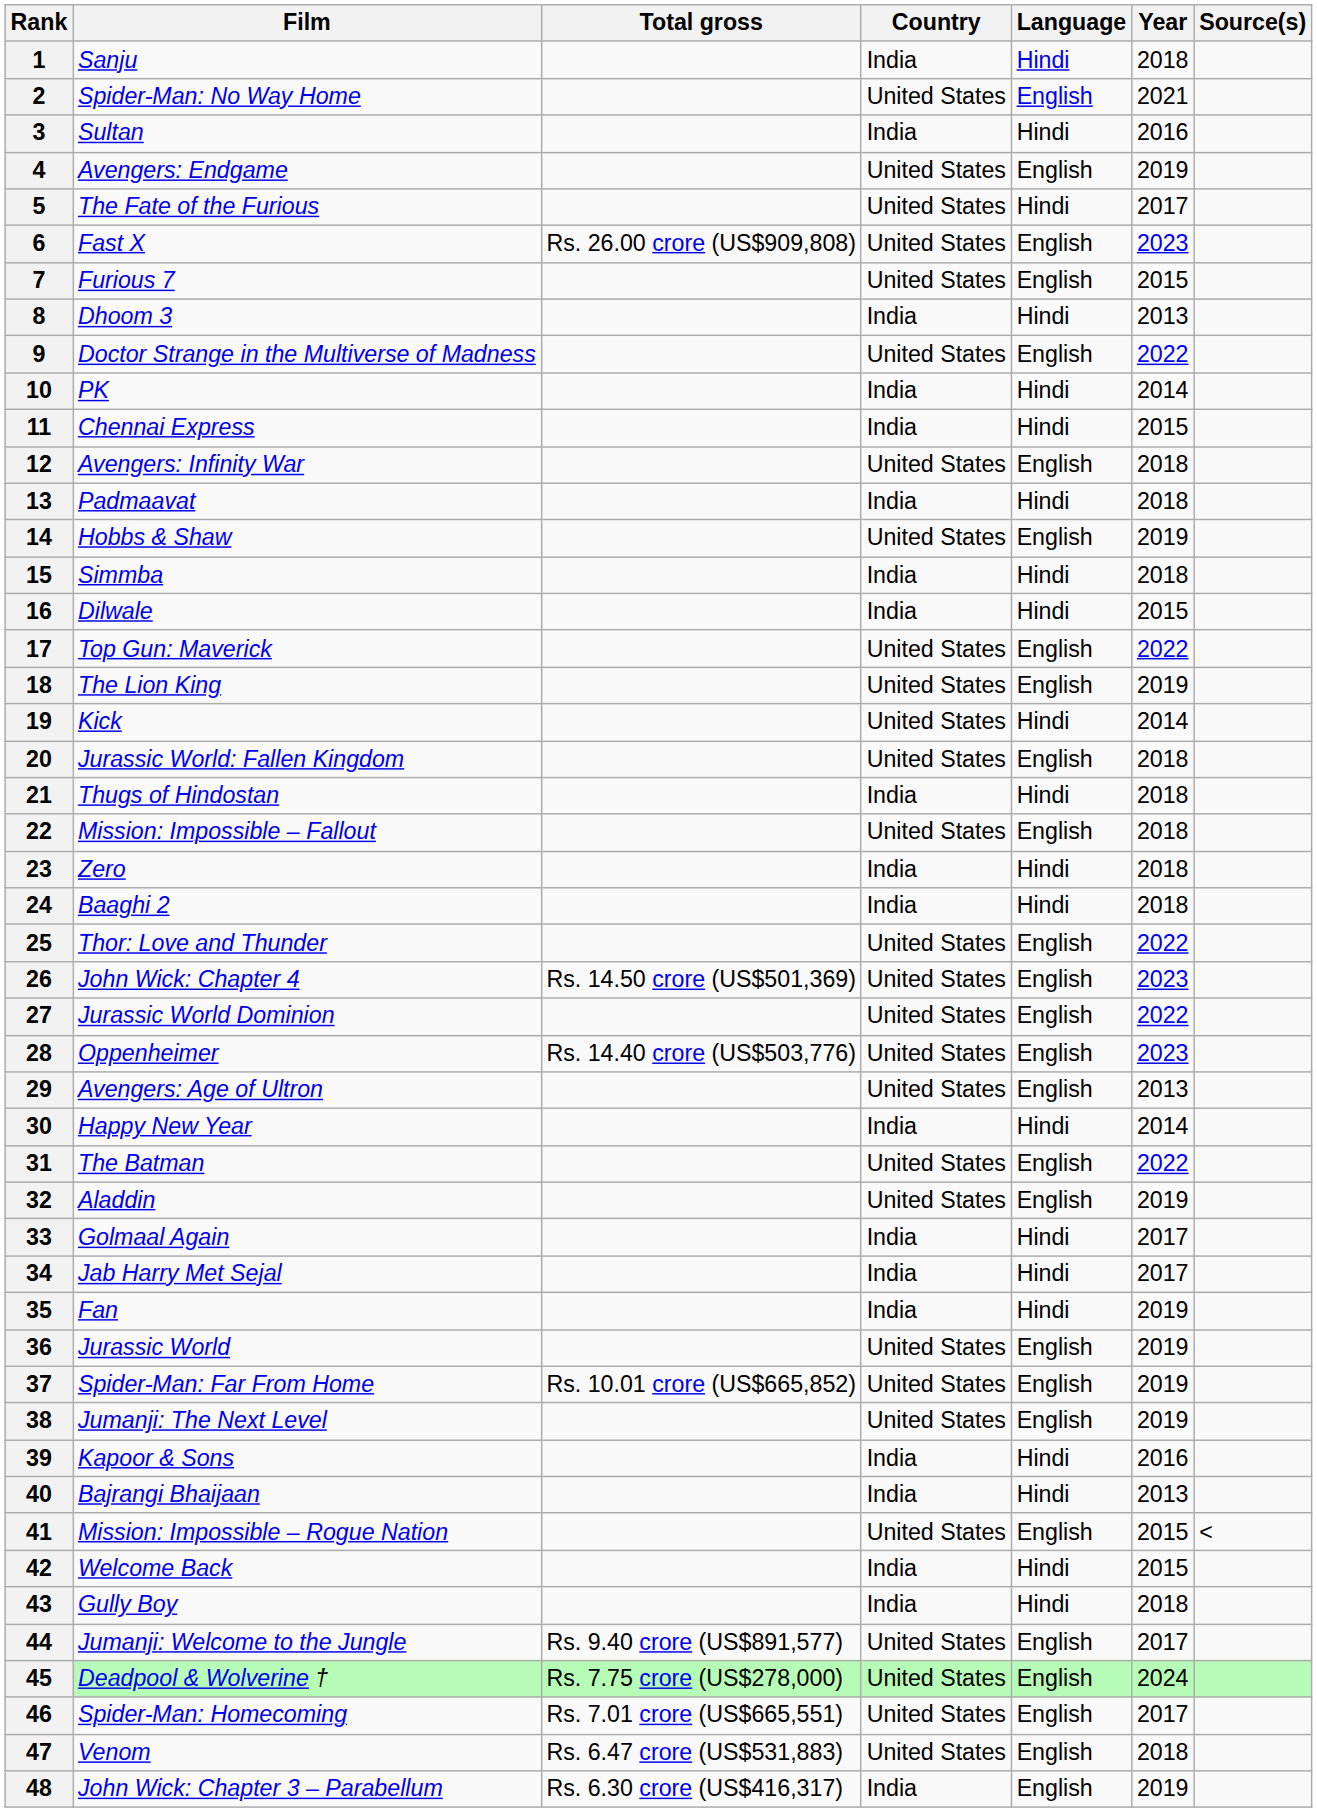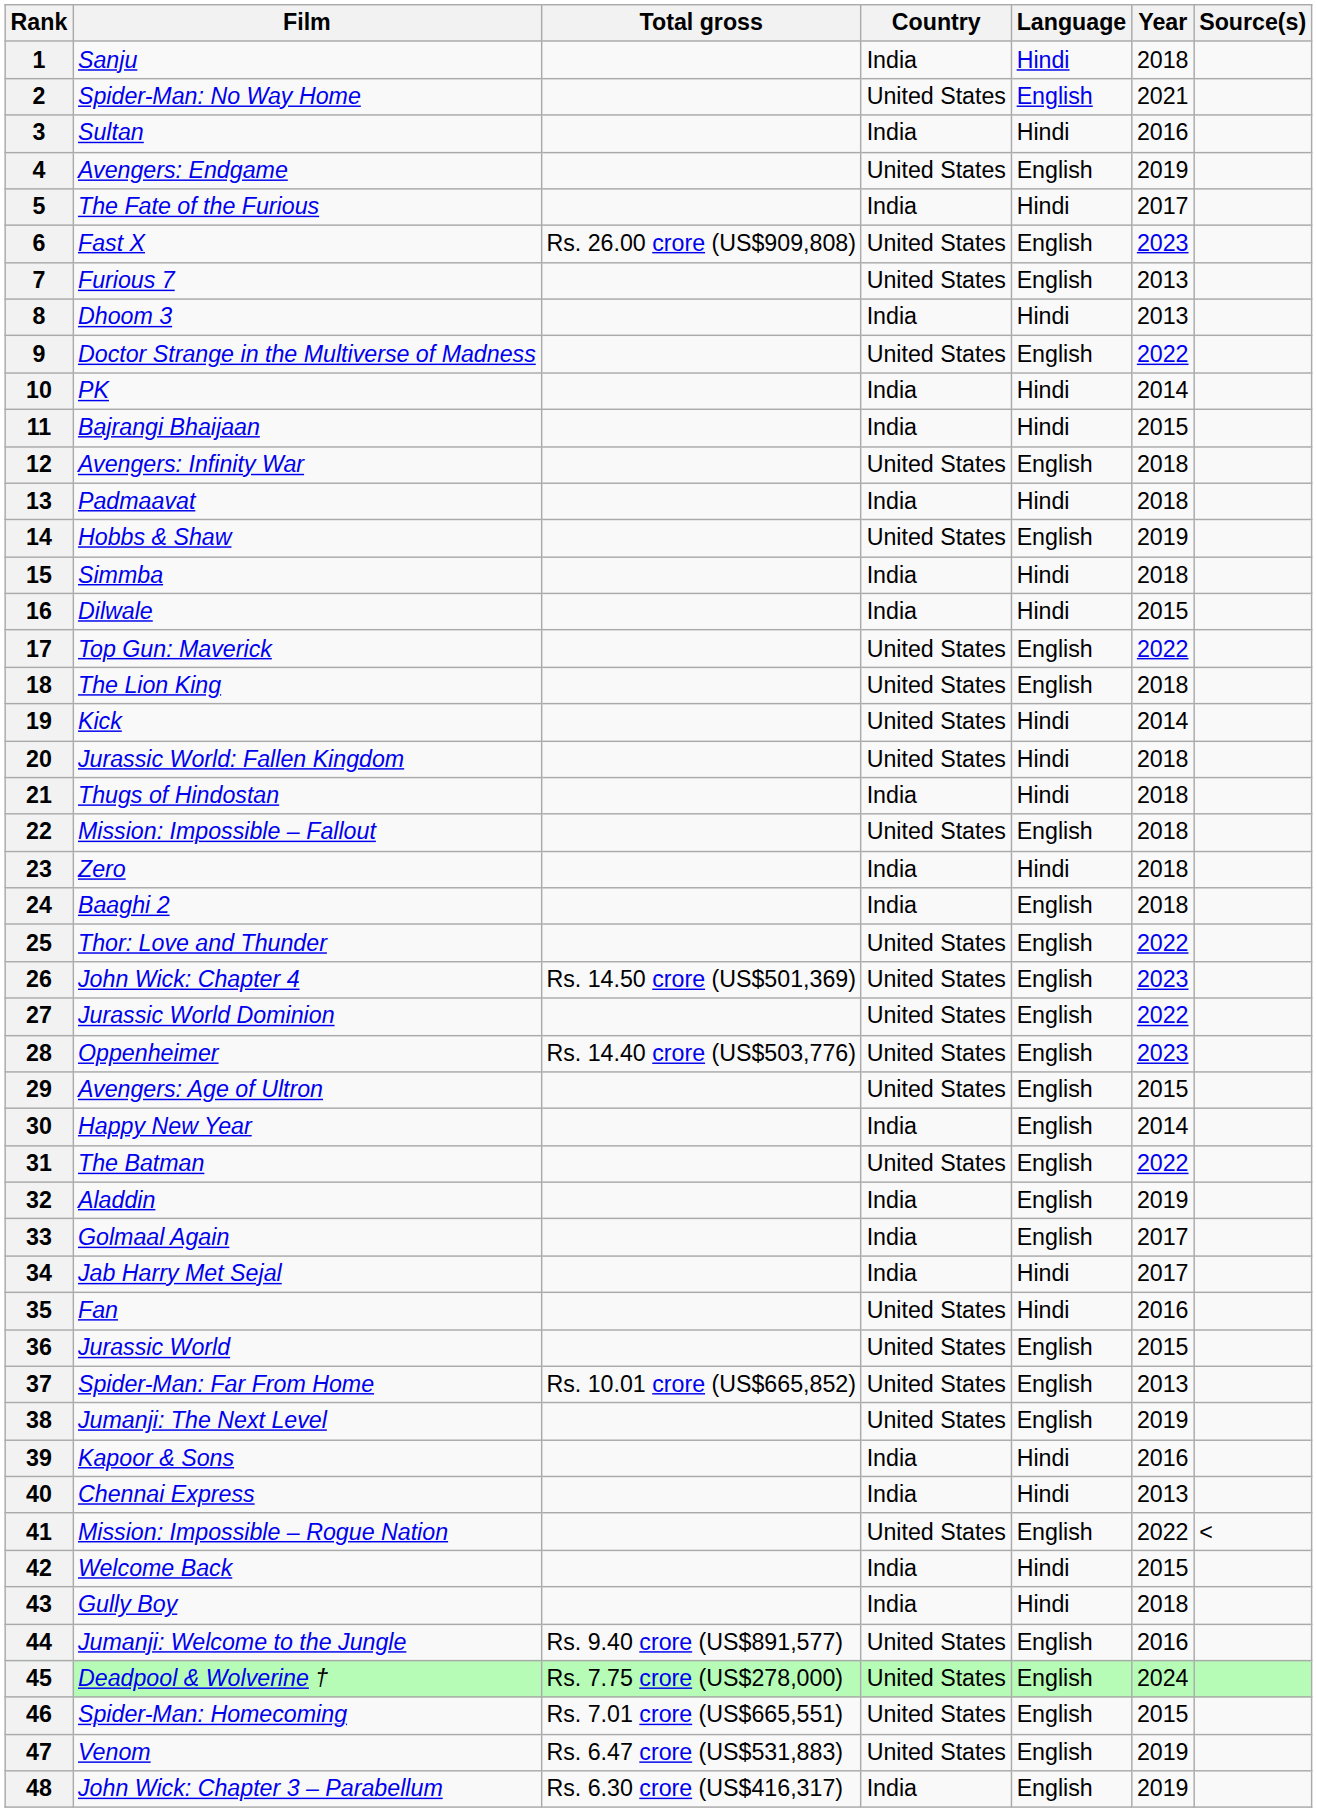(936, 206) United States -> (892, 206) India
(1163, 280) 2015 -> (1163, 280) 2013
(166, 427) Chennai Express -> (169, 427) Bajrangi Bhaijaan
(1163, 685) 2019 -> (1163, 685) 2018
(1055, 758) English -> (1043, 758) Hindi
(1043, 905) Hindi -> (1055, 905) English
(1163, 1089) 2013 -> (1163, 1089) 2015
(1043, 1126) Hindi -> (1055, 1126) English
(936, 1200) United States -> (892, 1200) India
(1043, 1237) Hindi -> (1055, 1237) English
(892, 1310) India -> (936, 1310) United States
(1163, 1310) 2019 -> (1163, 1310) 2016
(1163, 1347) 2019 -> (1163, 1347) 2015
(1163, 1384) 2019 -> (1163, 1384) 2013
(169, 1494) Bajrangi Bhaijaan -> (166, 1494) Chennai Express
(1163, 1531) 2015 -> (1163, 1531) 2022
(1163, 1641) 2017 -> (1163, 1641) 2016
(1163, 1715) 2017 -> (1163, 1715) 2015
(1163, 1752) 2018 -> (1163, 1752) 2019
